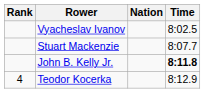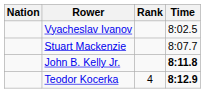columns swapped: (20, 12) <-> (146, 12)
(182, 79) normal -> (183, 79) bold
